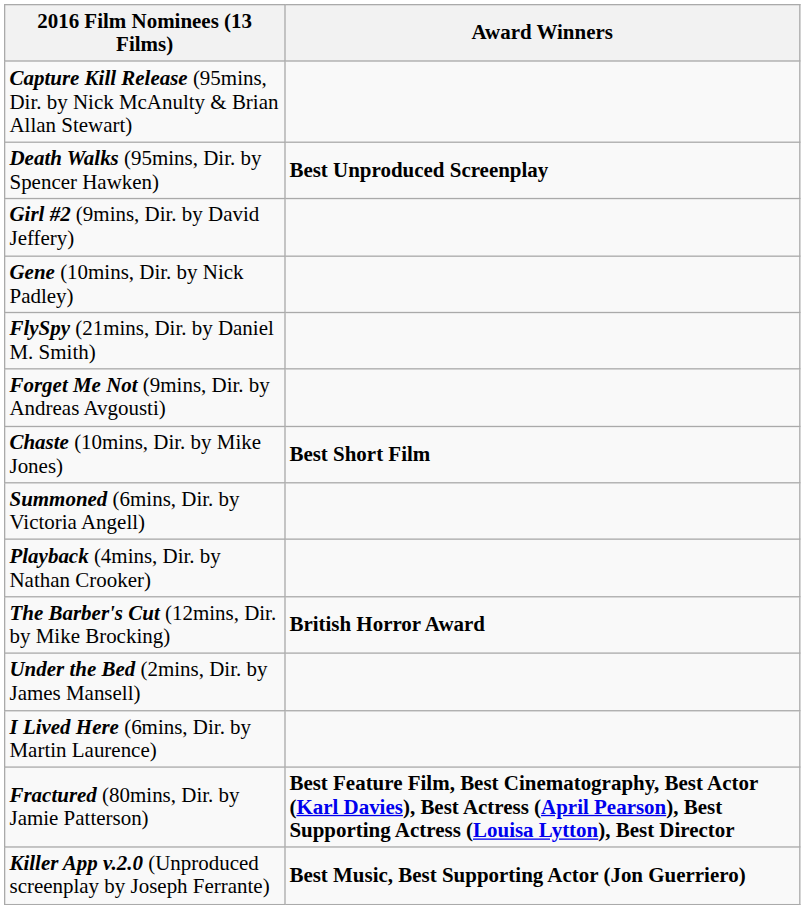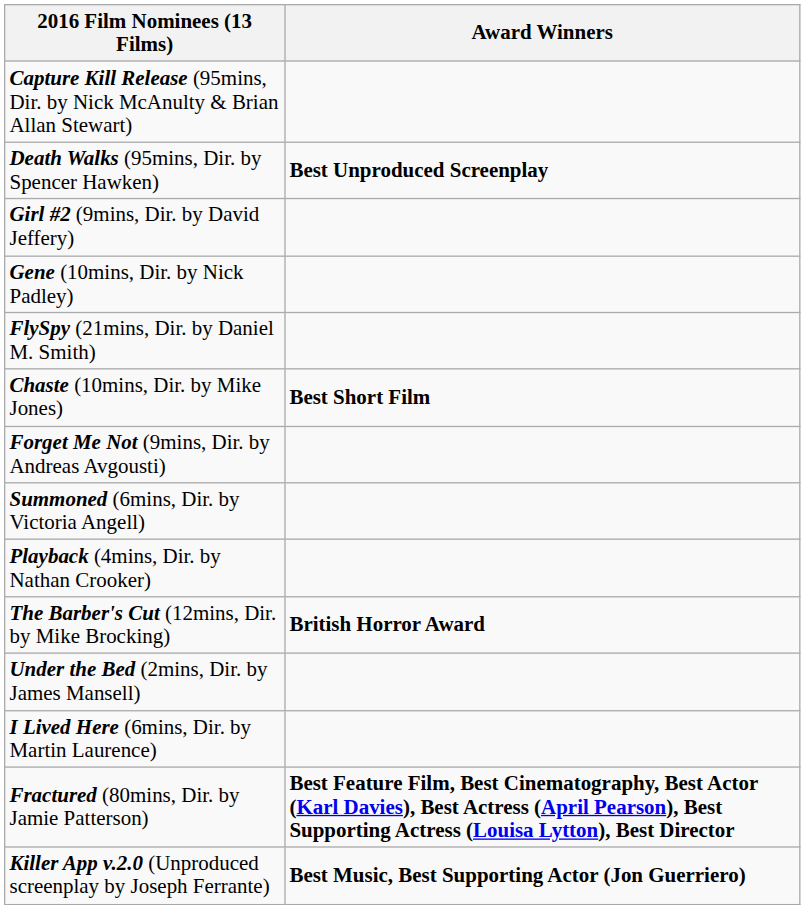rows swapped: (135, 454) <-> (140, 397)
